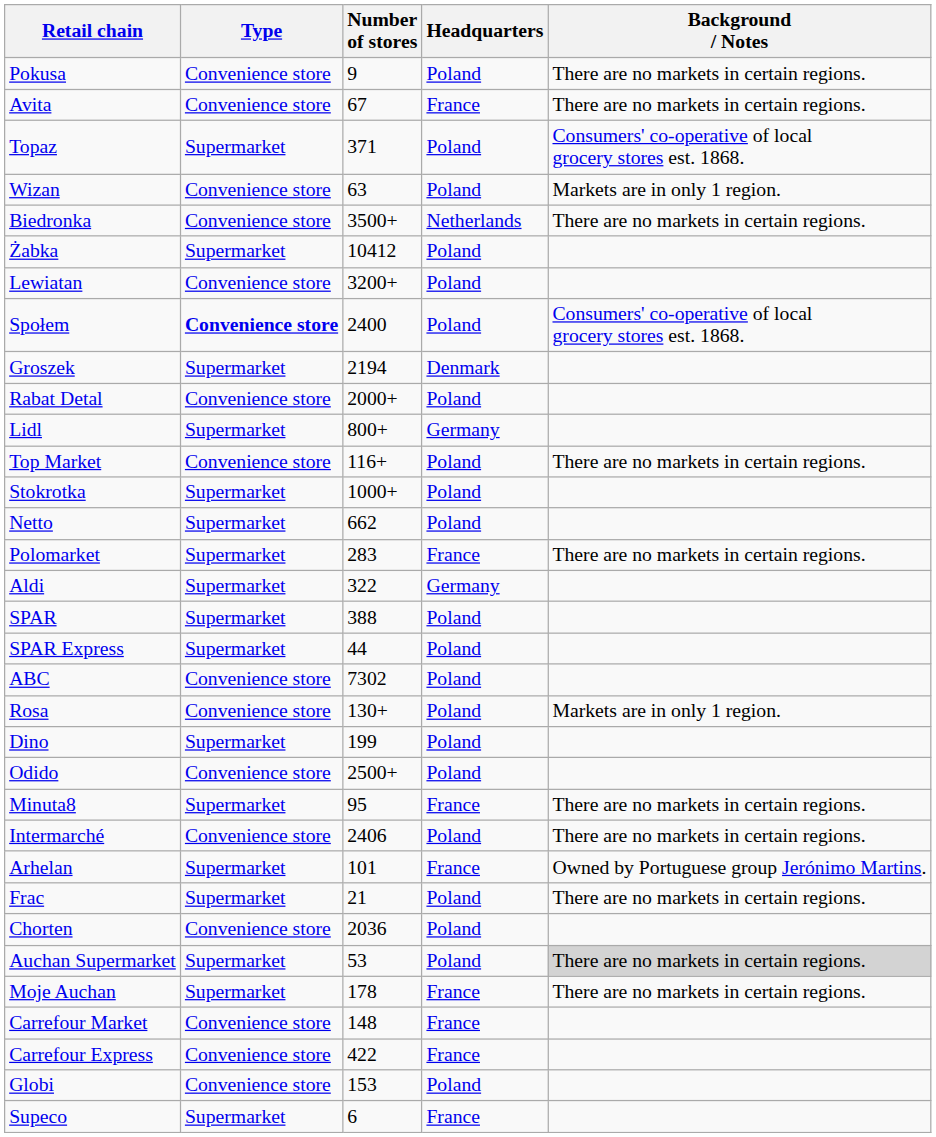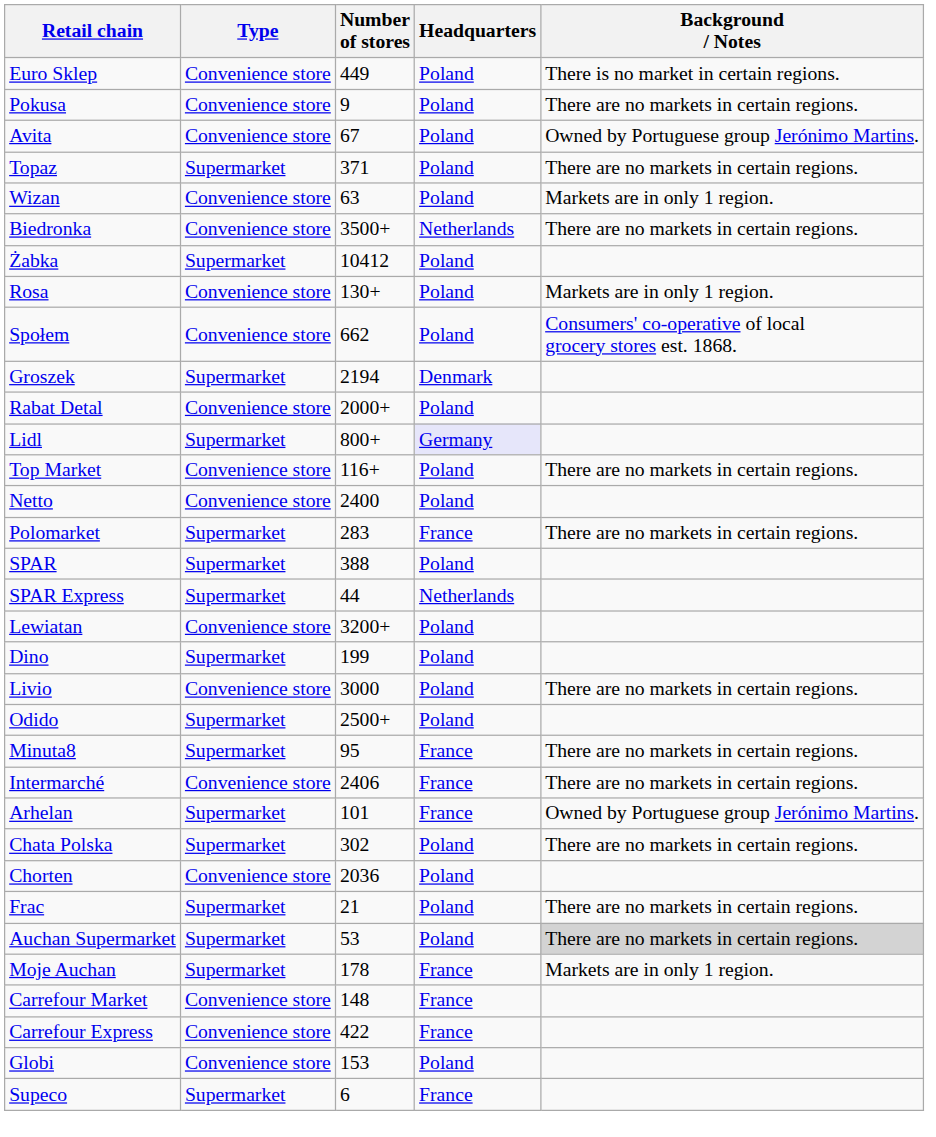+ row: (53, 73)
(453, 104) France -> (446, 135) Poland
(709, 104) There are no markets in certain regions. -> (732, 135) Owned by Portuguese group Jerónimo Martins.
(682, 146) Consumers' co-operative of local grocery stores est. 1868. -> (702, 167) There are no markets in certain regions.
rows swapped: (46, 282) <-> (29, 710)
(262, 325) bold -> (258, 334) normal
(367, 325) 2400 -> (355, 334) 662
(463, 429) no background -> (456, 438) lavender background
- row: (47, 492)
(235, 523) Supermarket -> (258, 501) Convenience store
(362, 523) 662 -> (360, 501) 2400
- row: (27, 585)
(454, 648) Poland -> (467, 594) Netherlands
- row: (29, 679)
+ row: (30, 688)
(258, 773) Convenience store -> (235, 719) Supermarket
(454, 835) Poland -> (446, 782) France
+ row: (61, 844)
rows swapped: (41, 929) <-> (27, 898)
(709, 991) There are no markets in certain regions. -> (659, 969) Markets are in only 1 region.
